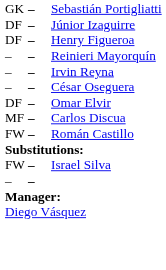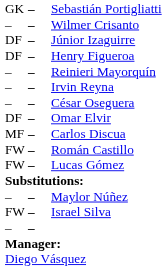+ row: (8, 24)
+ row: (15, 165)
+ row: (8, 196)
